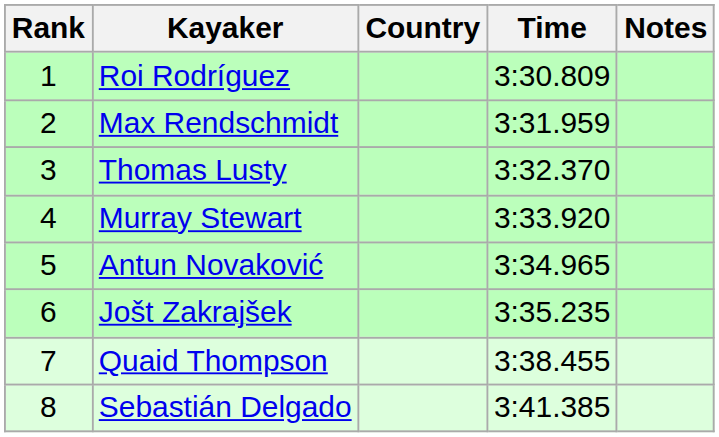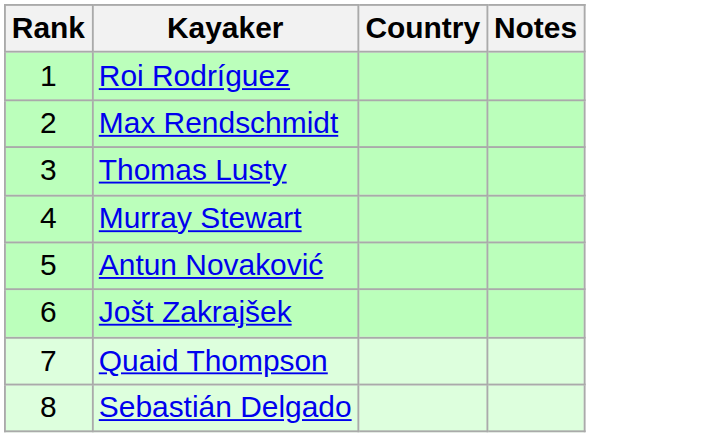- column: (552, 28)
